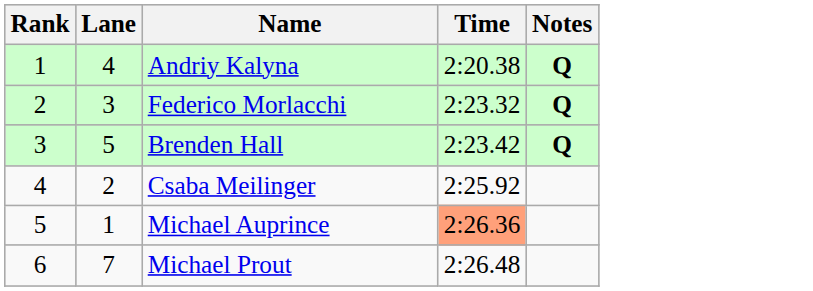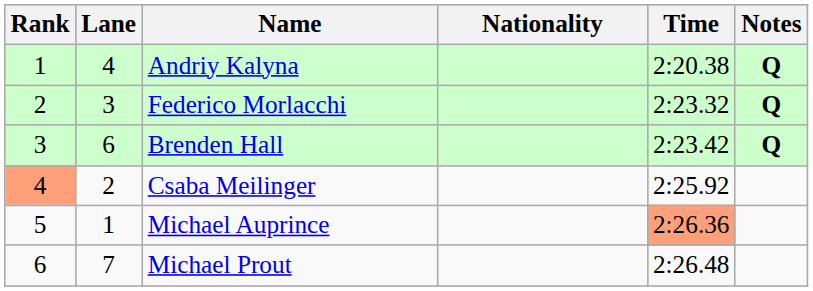+ column: (543, 24)
(109, 144) 5 -> (109, 144) 6
(40, 184) no background -> (40, 184) lightsalmon background
